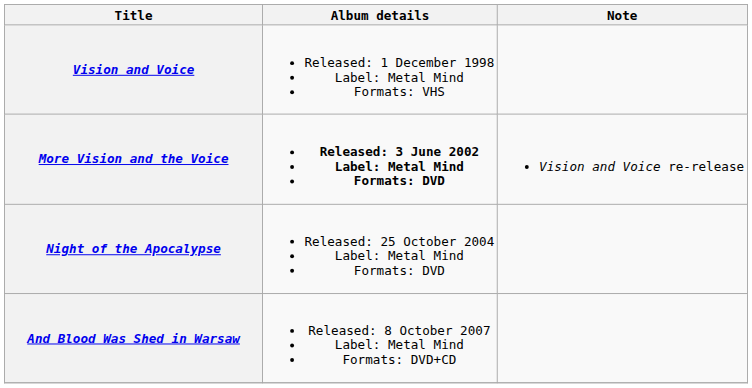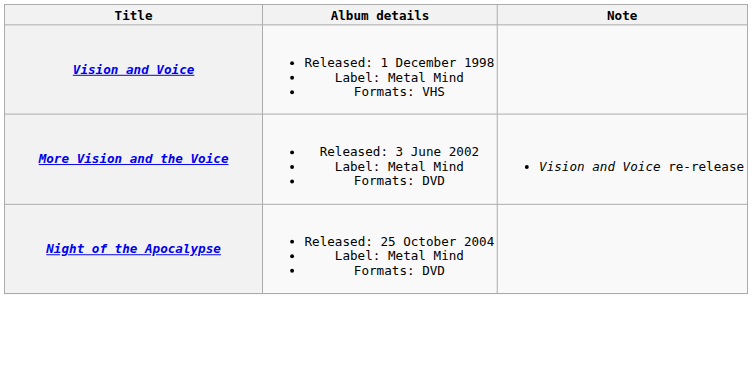(380, 166) bold -> (380, 166) normal
- row: (134, 338)
